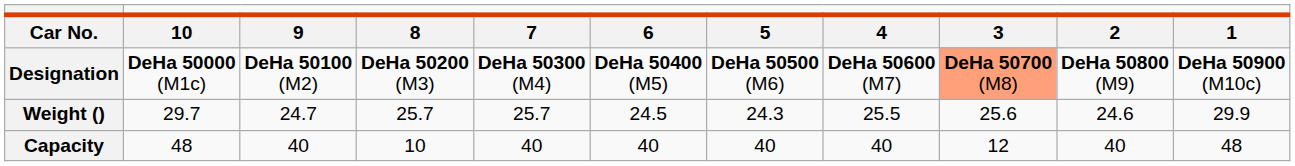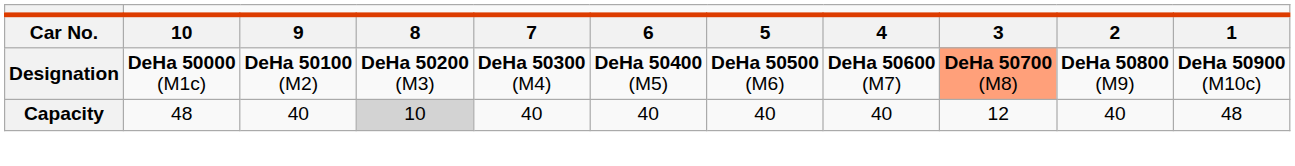- row: (64, 114)
(415, 145) no background -> (415, 114) lightgrey background
